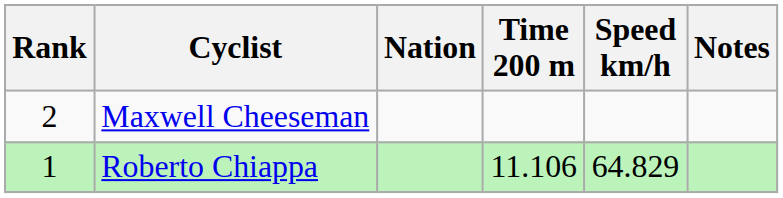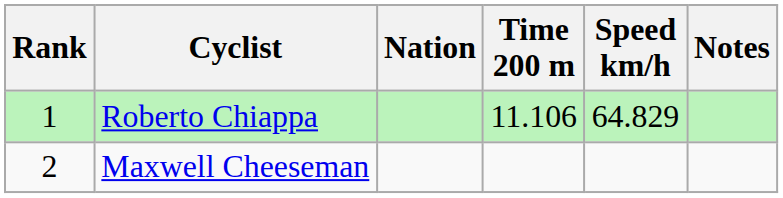rows swapped: (210, 166) <-> (235, 116)
